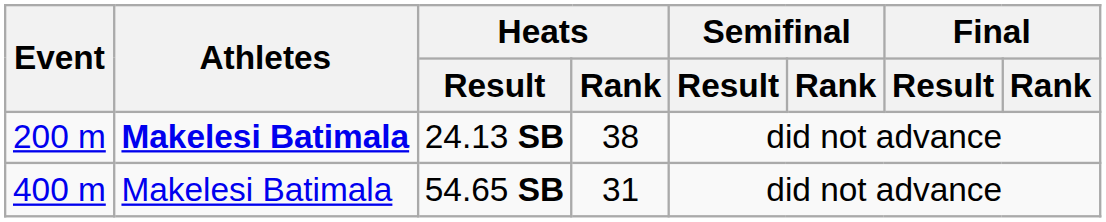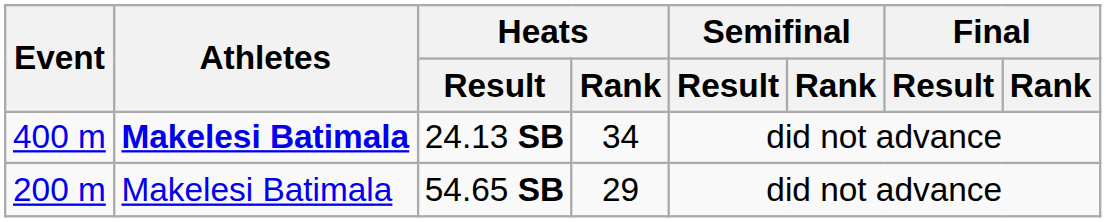(59, 138) 200 m -> (59, 138) 400 m
(621, 138) 38 -> (621, 138) 34
(59, 190) 400 m -> (59, 190) 200 m
(621, 190) 31 -> (621, 190) 29
